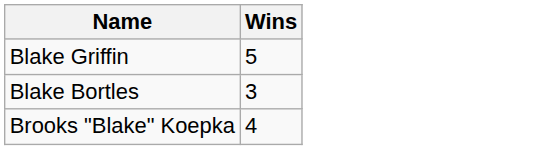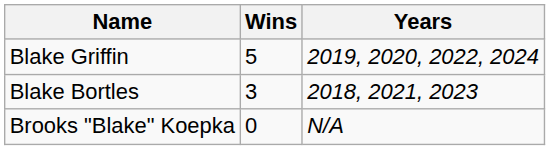+ column: (423, 21)
(251, 126) 4 -> (251, 126) 0
